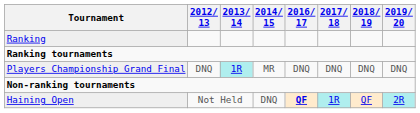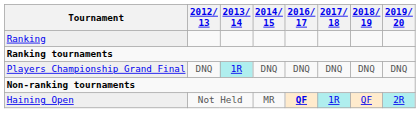(269, 70) MR -> (269, 70) DNQ
(269, 100) DNQ -> (269, 100) MR
